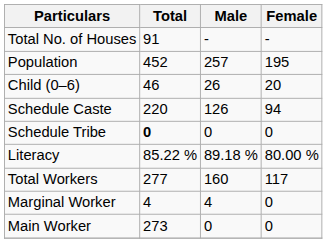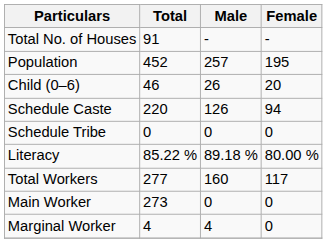(147, 132) bold -> (147, 132) normal
rows swapped: (49, 226) <-> (62, 202)
